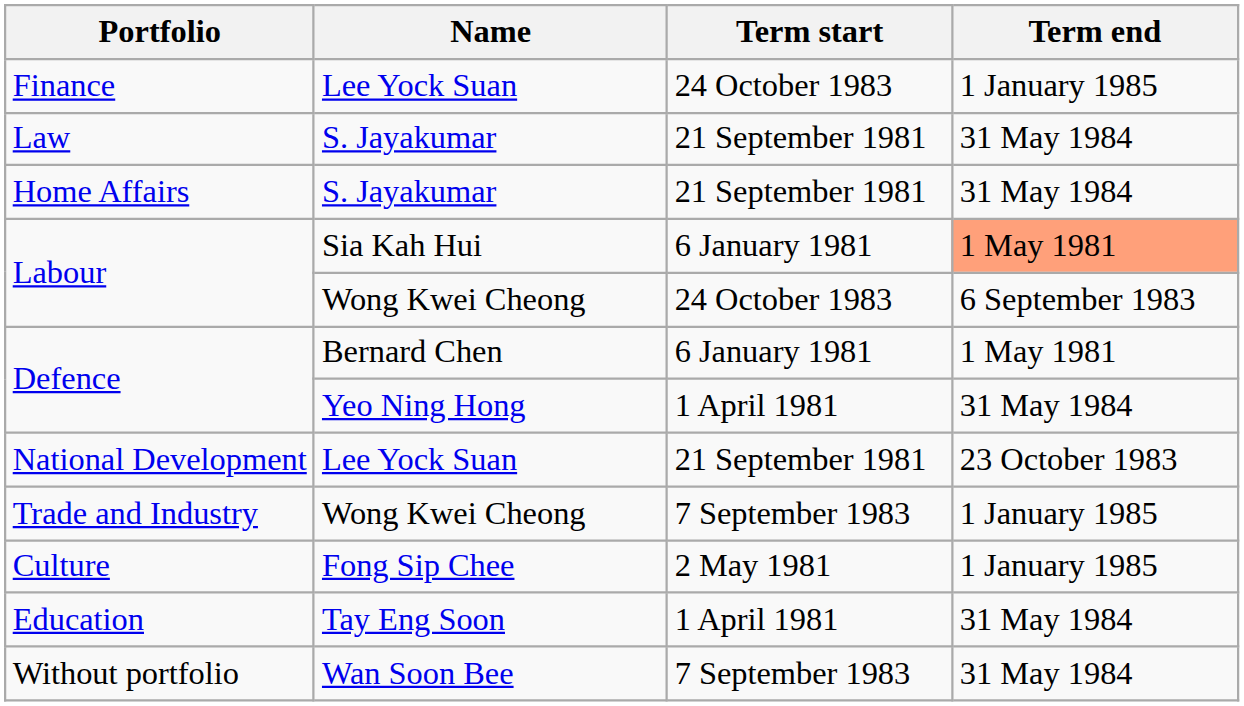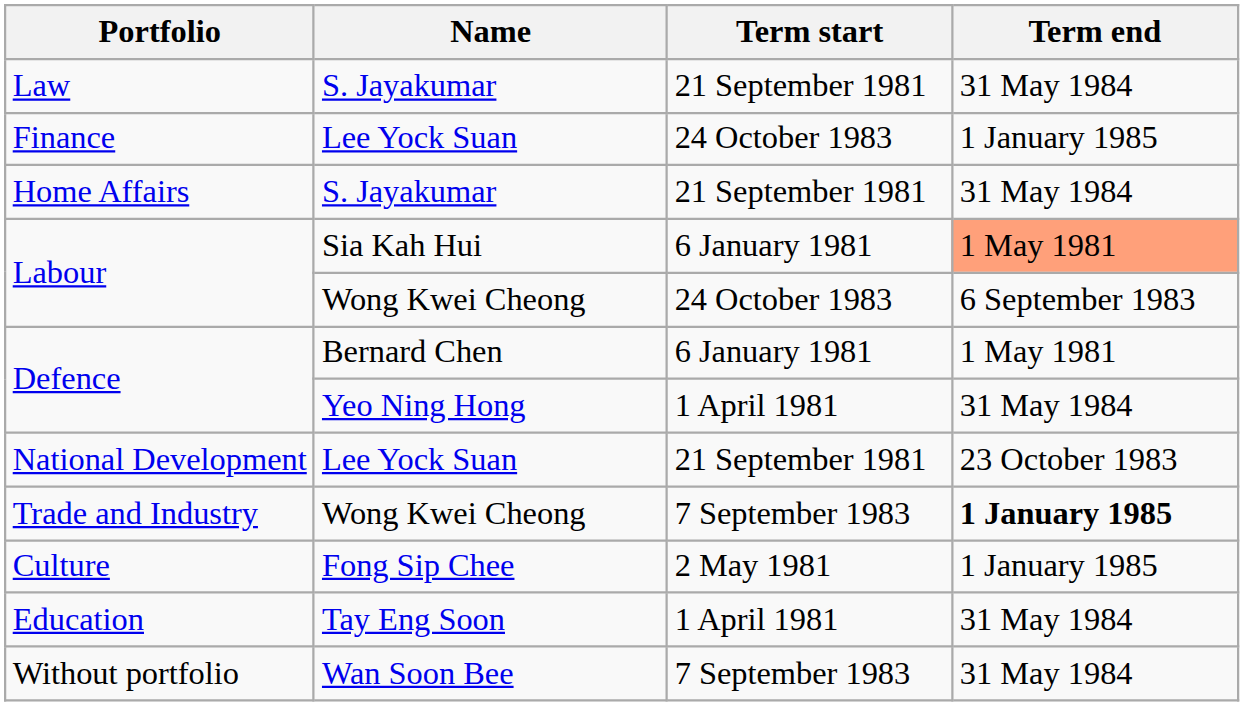rows swapped: (64, 85) <-> (41, 138)
(1059, 512) normal -> (1066, 512) bold
